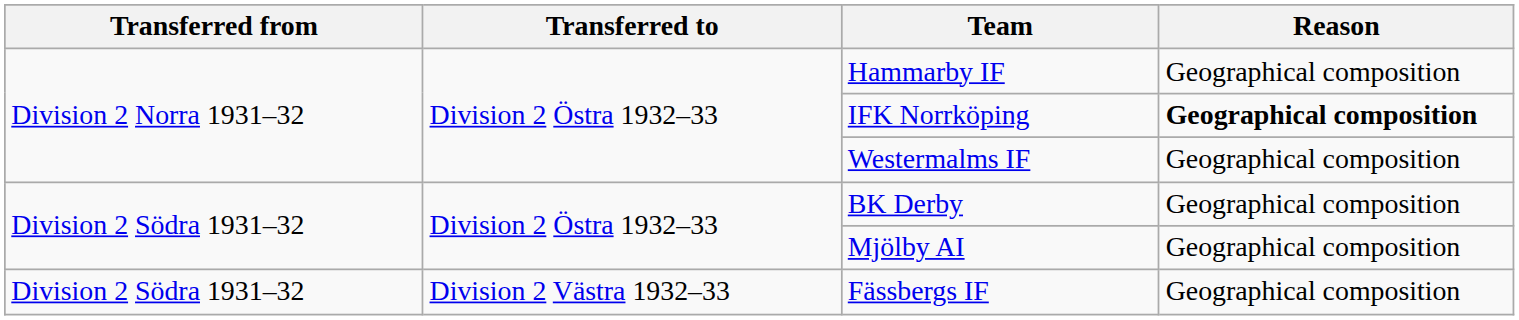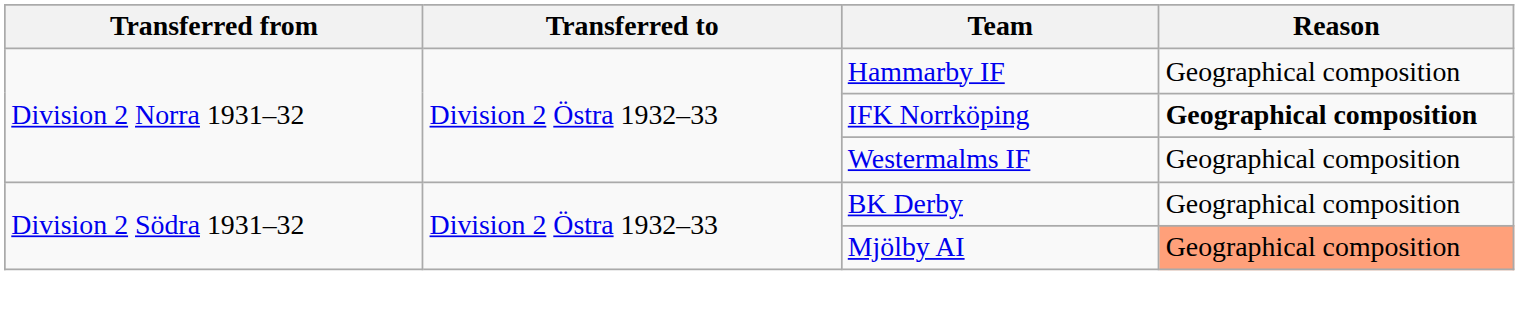(1313, 247) no background -> (1313, 247) lightsalmon background
- row: (918, 291)
